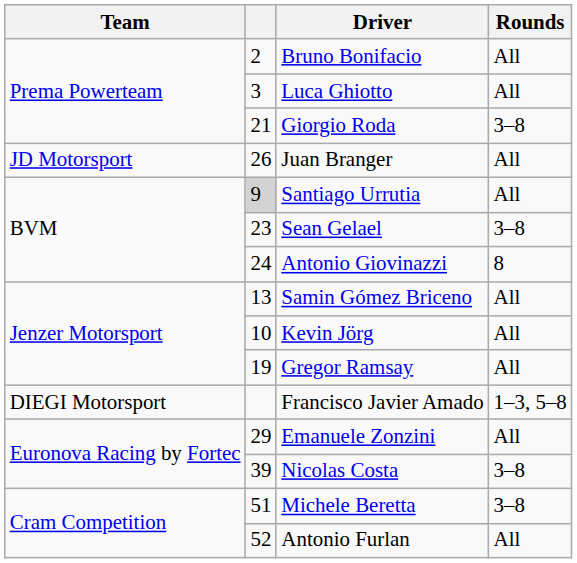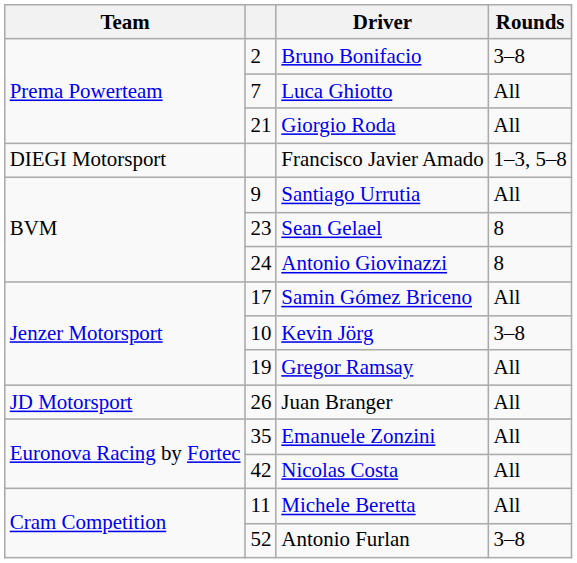(507, 55) All -> (509, 55) 3–8
(256, 90) 3 -> (256, 90) 7
(509, 125) 3–8 -> (507, 125) All
rows swapped: (382, 401) <-> (337, 159)
(256, 194) lightgrey background -> (256, 194) no background
(509, 228) 3–8 -> (499, 228) 8
(261, 297) 13 -> (261, 297) 17
(507, 332) All -> (509, 332) 3–8
(261, 436) 29 -> (261, 436) 35
(261, 470) 39 -> (261, 470) 42
(509, 470) 3–8 -> (507, 470) All
(261, 505) 51 -> (261, 505) 11
(509, 505) 3–8 -> (507, 505) All
(507, 539) All -> (509, 539) 3–8
